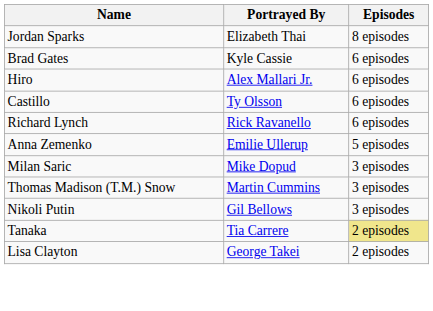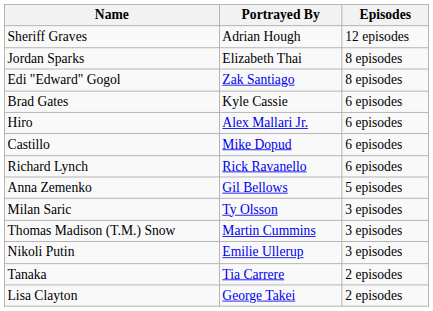+ row: (47, 36)
+ row: (64, 79)
(254, 101) Ty Olsson -> (257, 144) Mike Dopud
(267, 144) Emilie Ullerup -> (255, 187) Gil Bellows
(261, 166) Mike Dopud -> (250, 209) Ty Olsson
(259, 209) Gil Bellows -> (263, 252) Emilie Ullerup
(381, 230) khaki background -> (374, 274) no background
